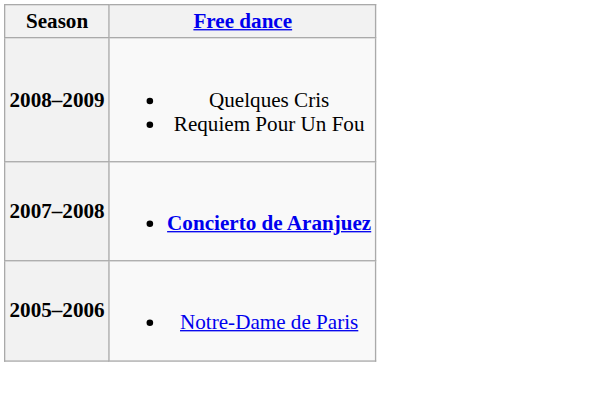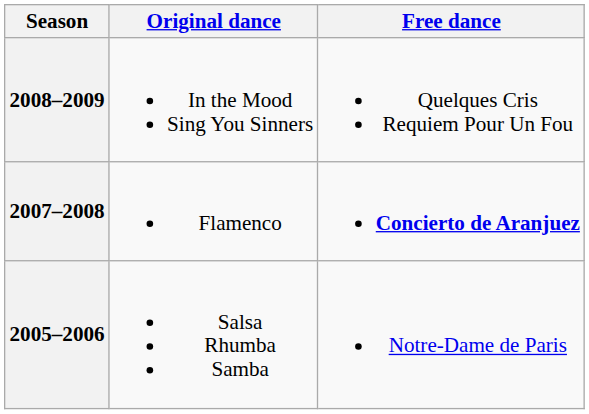+ column: (214, 21)
